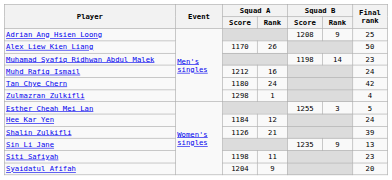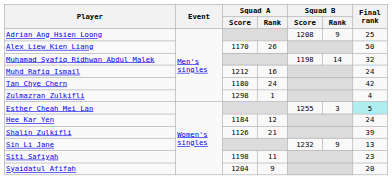(370, 59) 23 -> (370, 59) 32
(370, 108) no background -> (370, 108) paleturquoise background
(305, 144) 1235 -> (305, 144) 1232
